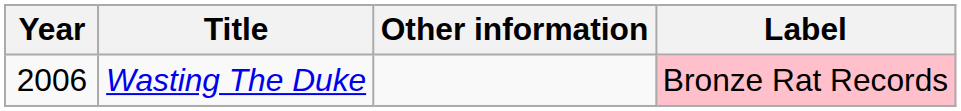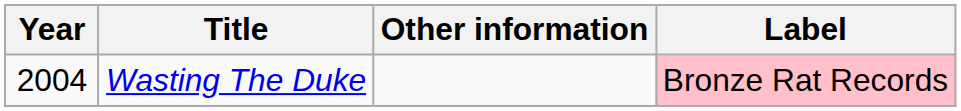(52, 79) 2006 -> (52, 79) 2004
